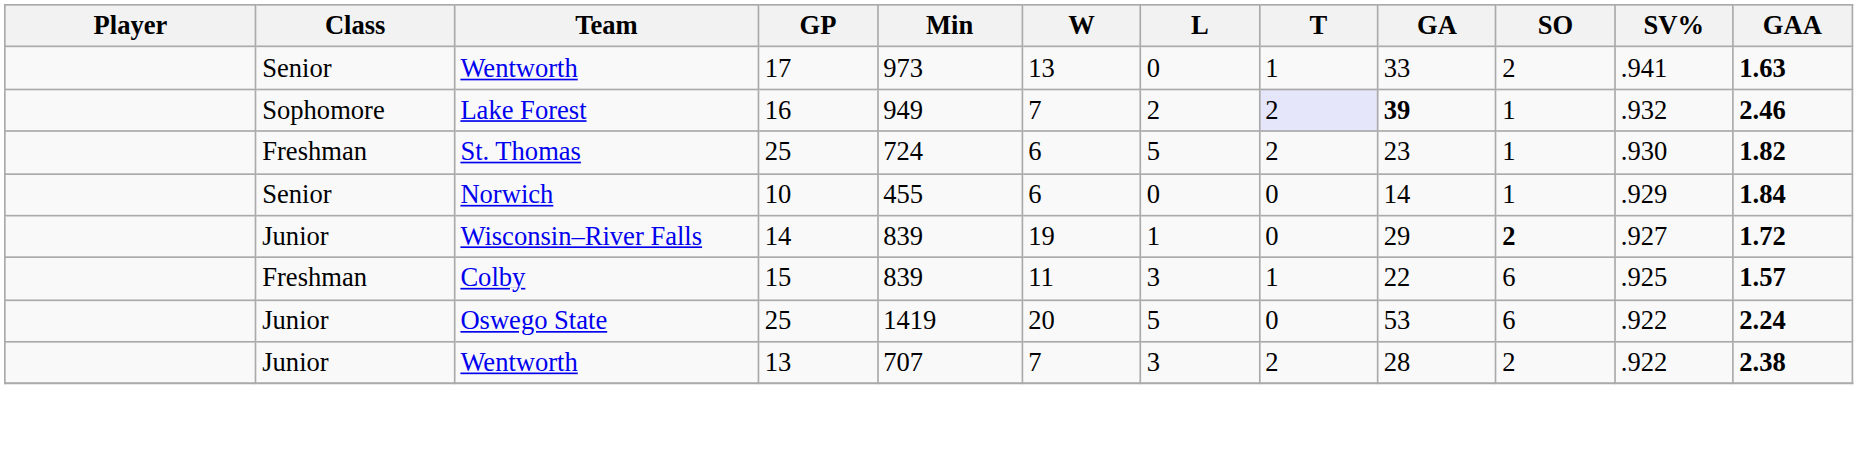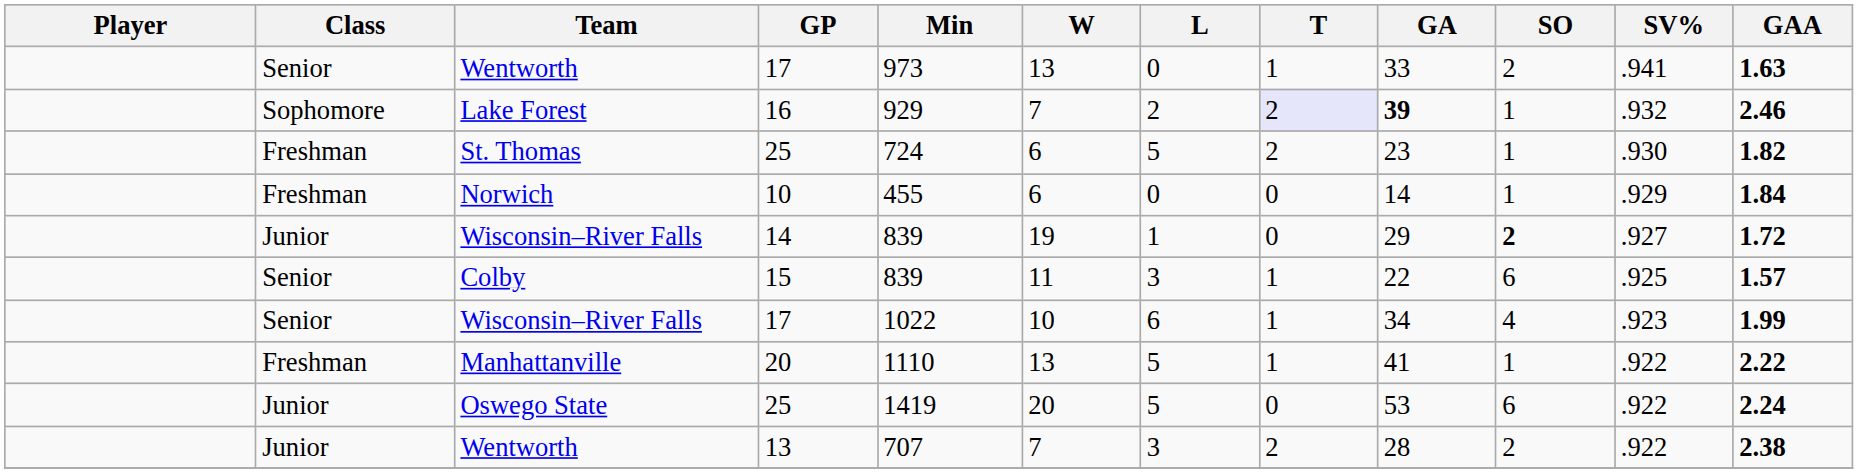(903, 109) 949 -> (903, 109) 929
(297, 194) Senior -> (315, 194) Freshman
(315, 278) Freshman -> (297, 278) Senior
+ row: (581, 320)
+ row: (541, 362)
